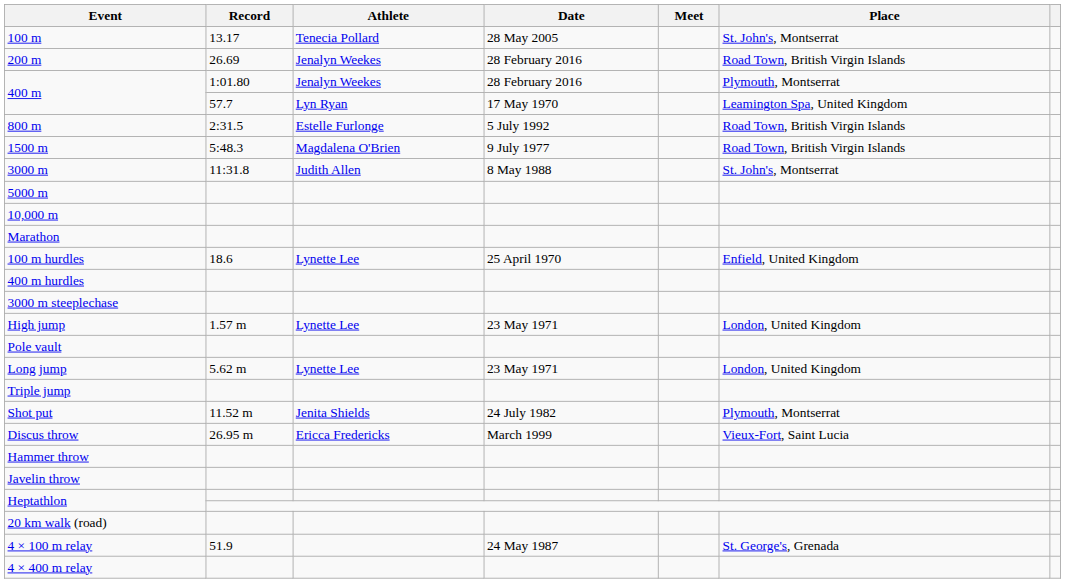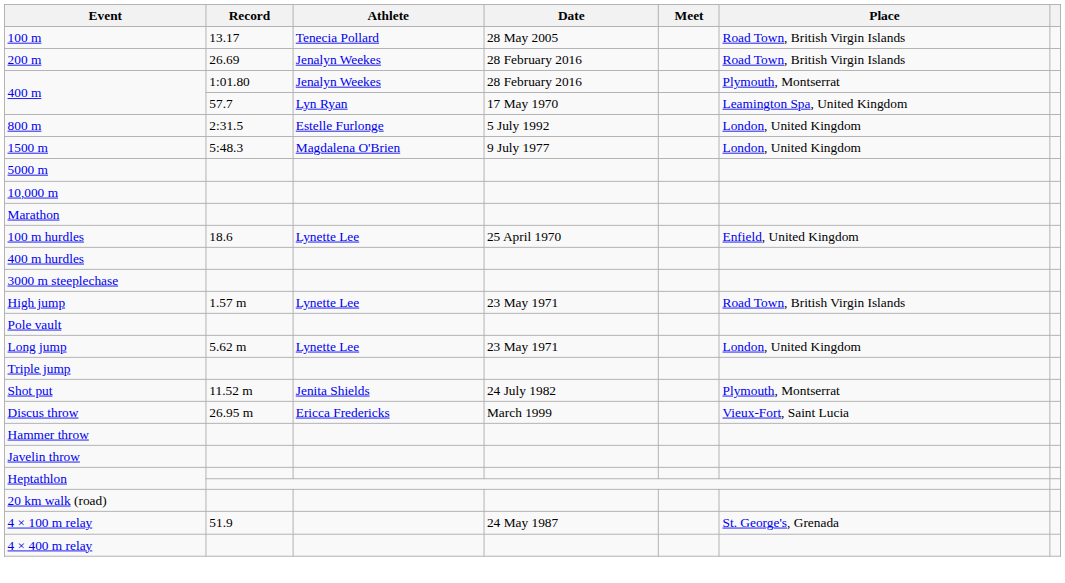(781, 37) St. John's, Montserrat -> (814, 37) Road Town, British Virgin Islands
(814, 125) Road Town, British Virgin Islands -> (792, 125) London, United Kingdom
(814, 148) Road Town, British Virgin Islands -> (792, 148) London, United Kingdom
- row: (28, 170)
(792, 324) London, United Kingdom -> (814, 302) Road Town, British Virgin Islands
